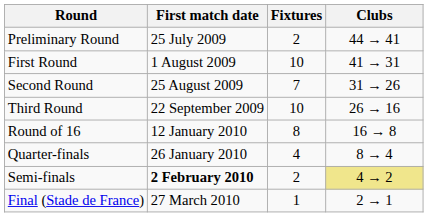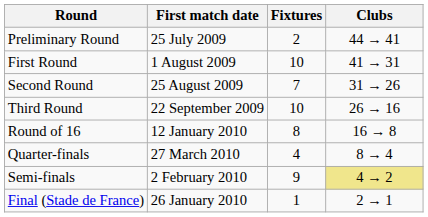(199, 154) 26 January 2010 -> (195, 154) 27 March 2010
(202, 177) bold -> (199, 177) normal
(296, 177) 2 -> (296, 177) 9
(195, 200) 27 March 2010 -> (199, 200) 26 January 2010
